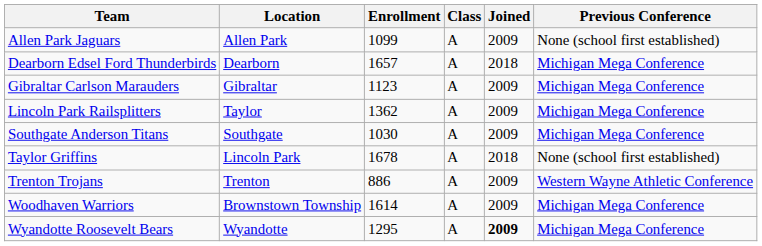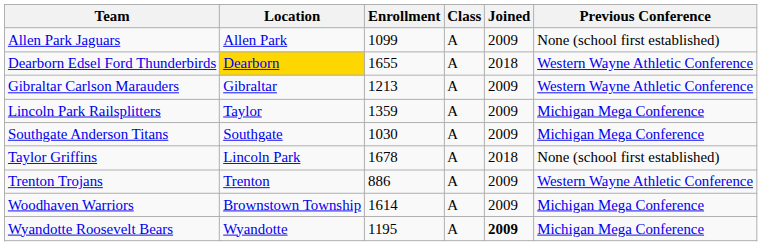(251, 63) no background -> (251, 63) gold background
(383, 63) 1657 -> (383, 63) 1655
(621, 63) Michigan Mega Conference -> (645, 63) Western Wayne Athletic Conference
(383, 87) 1123 -> (383, 87) 1213
(621, 87) Michigan Mega Conference -> (645, 87) Western Wayne Athletic Conference
(383, 110) 1362 -> (383, 110) 1359
(383, 228) 1295 -> (383, 228) 1195
